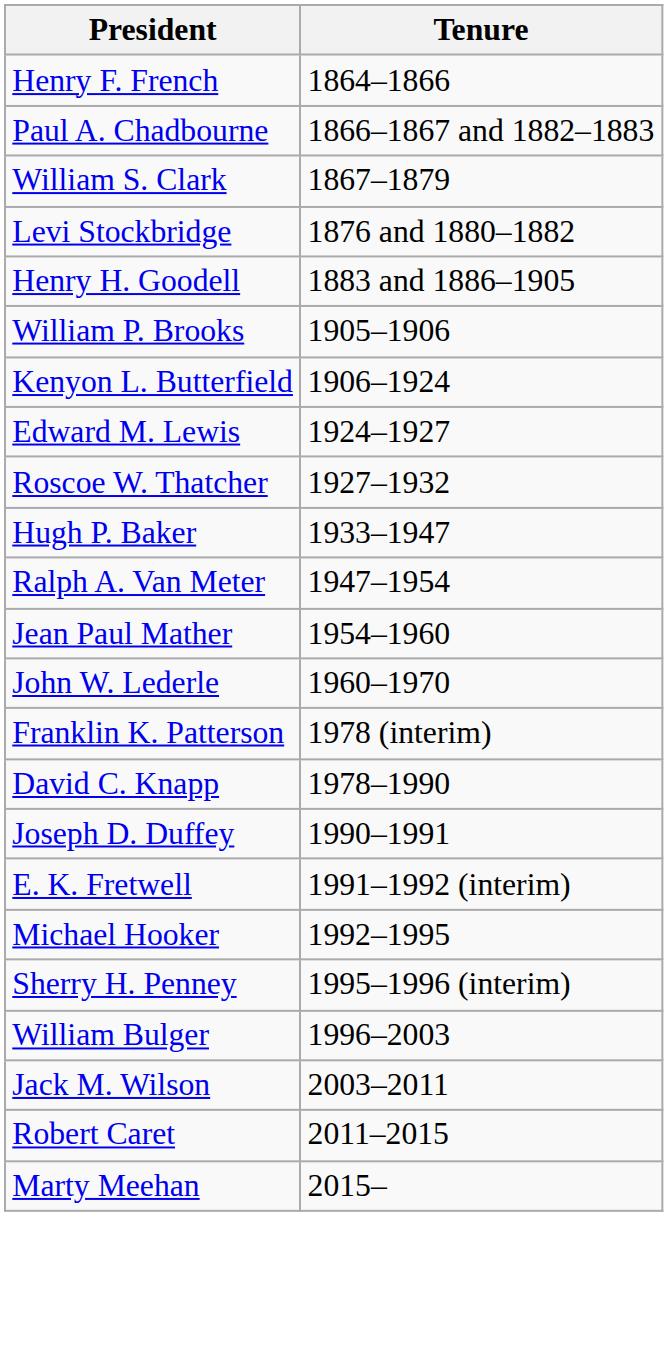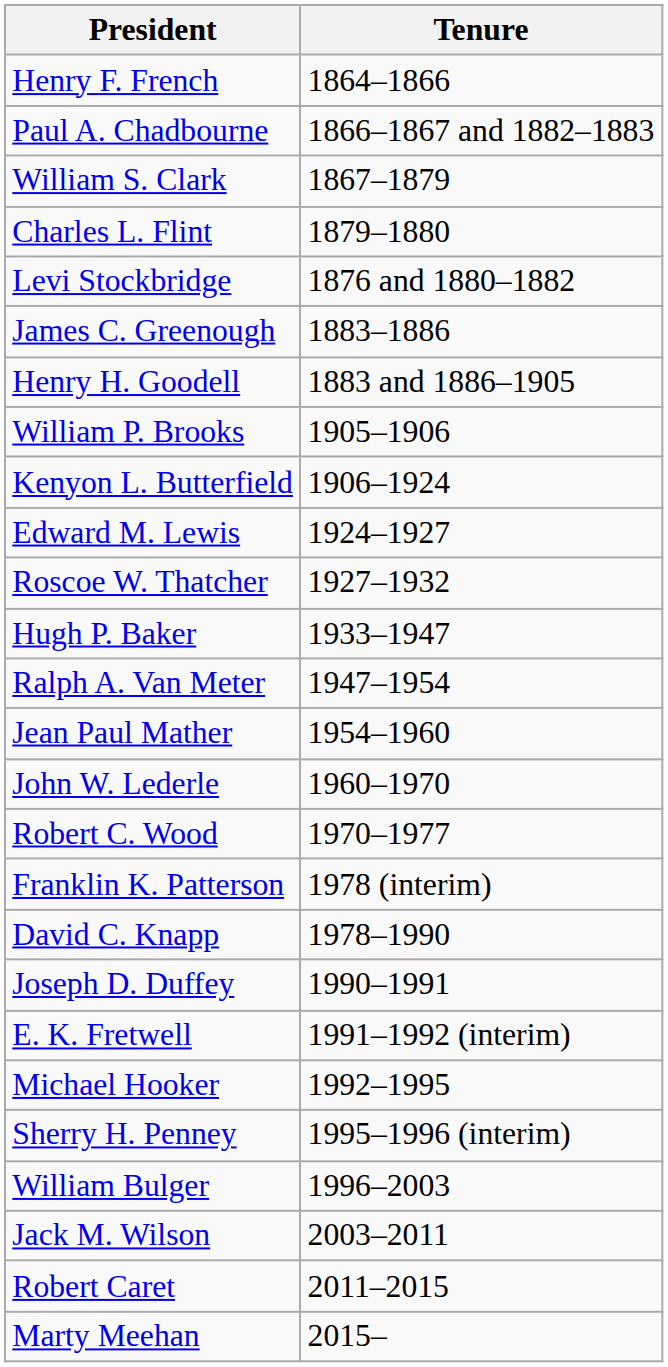+ row: (112, 230)
+ row: (144, 331)
+ row: (115, 833)
